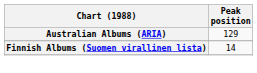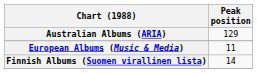+ row: (106, 48)
